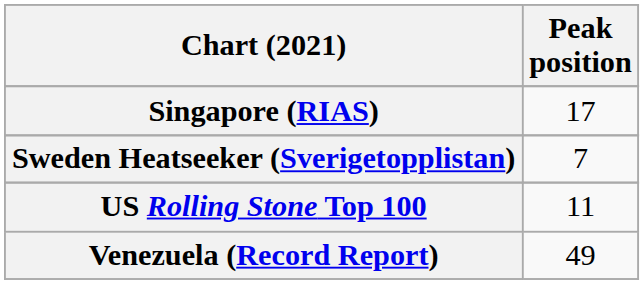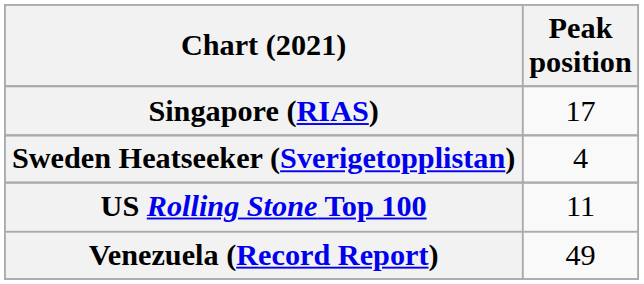(581, 158) 7 -> (581, 158) 4
